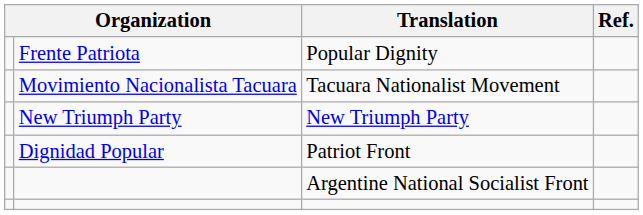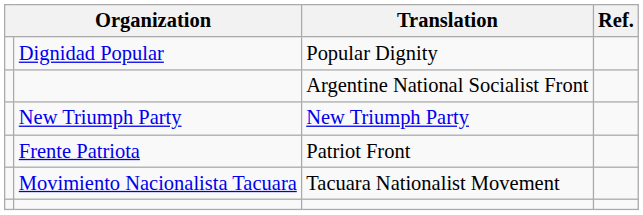(79, 53) Frente Patriota -> (91, 53) Dignidad Popular
rows swapped: (447, 183) <-> (433, 85)
(91, 150) Dignidad Popular -> (79, 150) Frente Patriota
